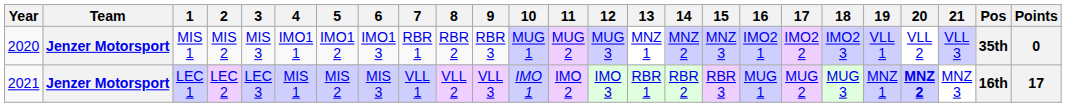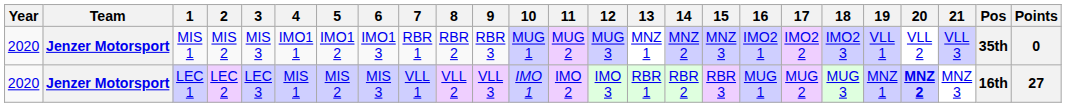(24, 83) 2021 -> (24, 83) 2020
(1036, 83) 17 -> (1036, 83) 27
